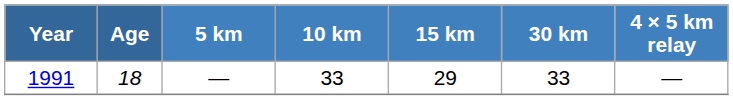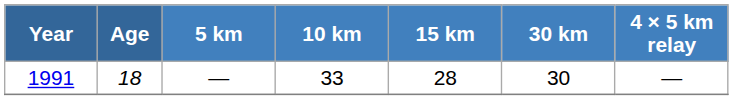(445, 78) 29 -> (445, 78) 28
(559, 78) 33 -> (559, 78) 30
